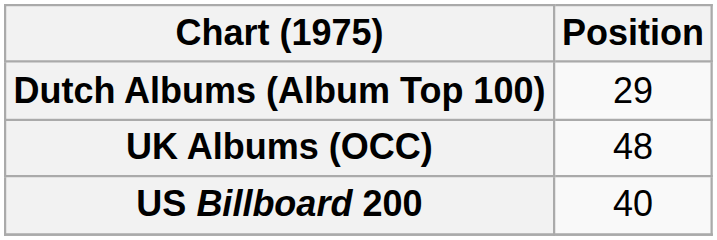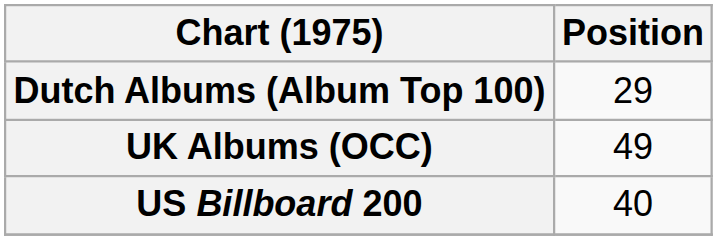(633, 147) 48 -> (633, 147) 49
